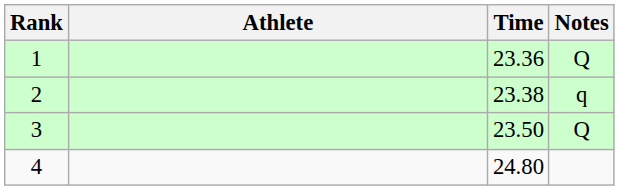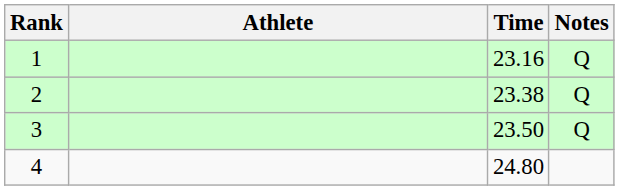(518, 58) 23.36 -> (518, 58) 23.16
(582, 94) q -> (582, 94) Q
